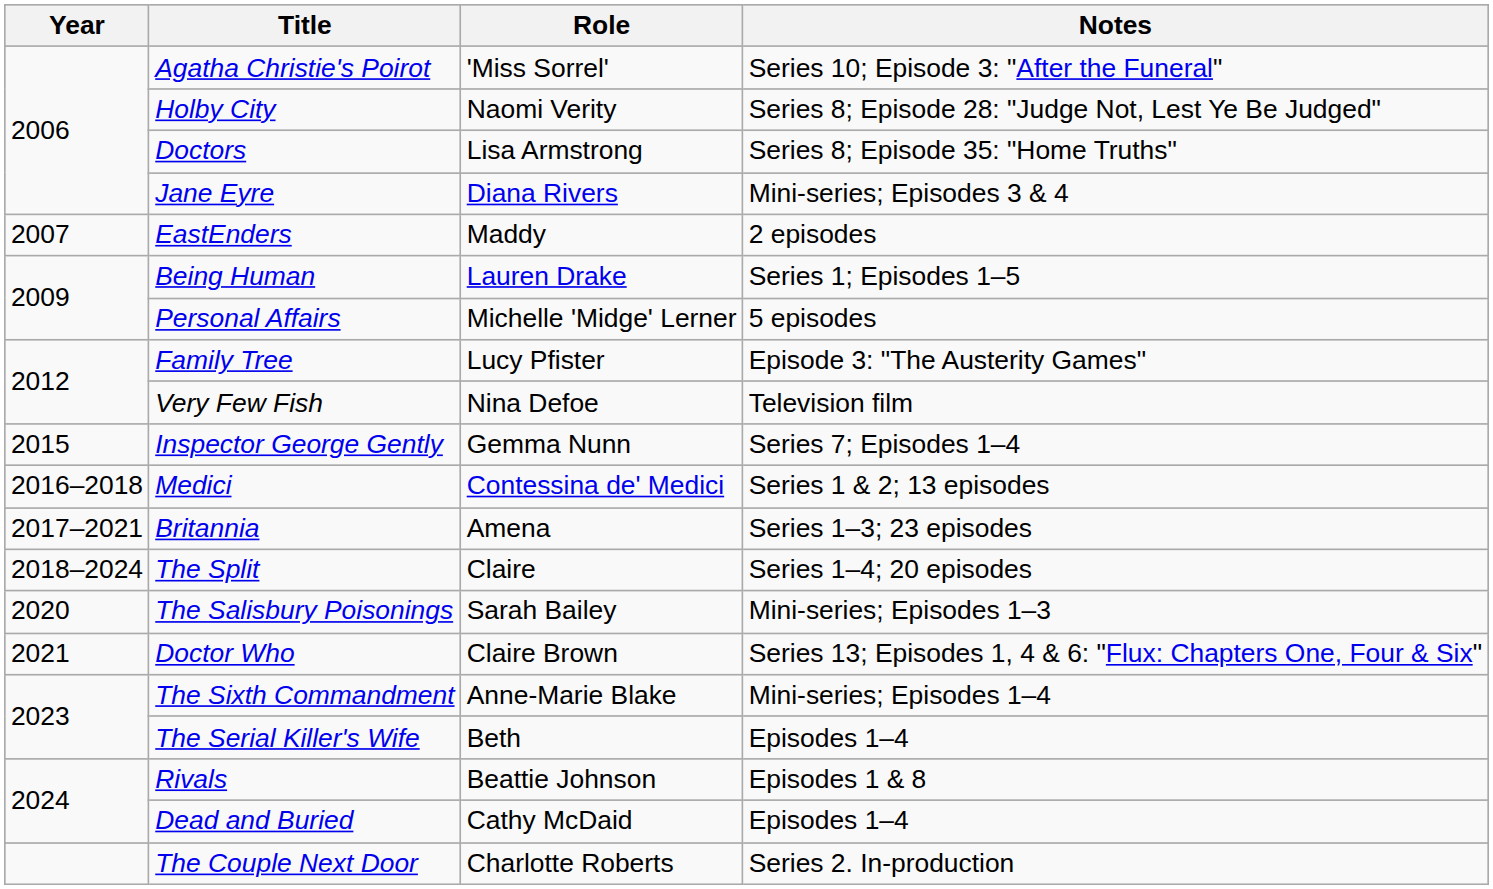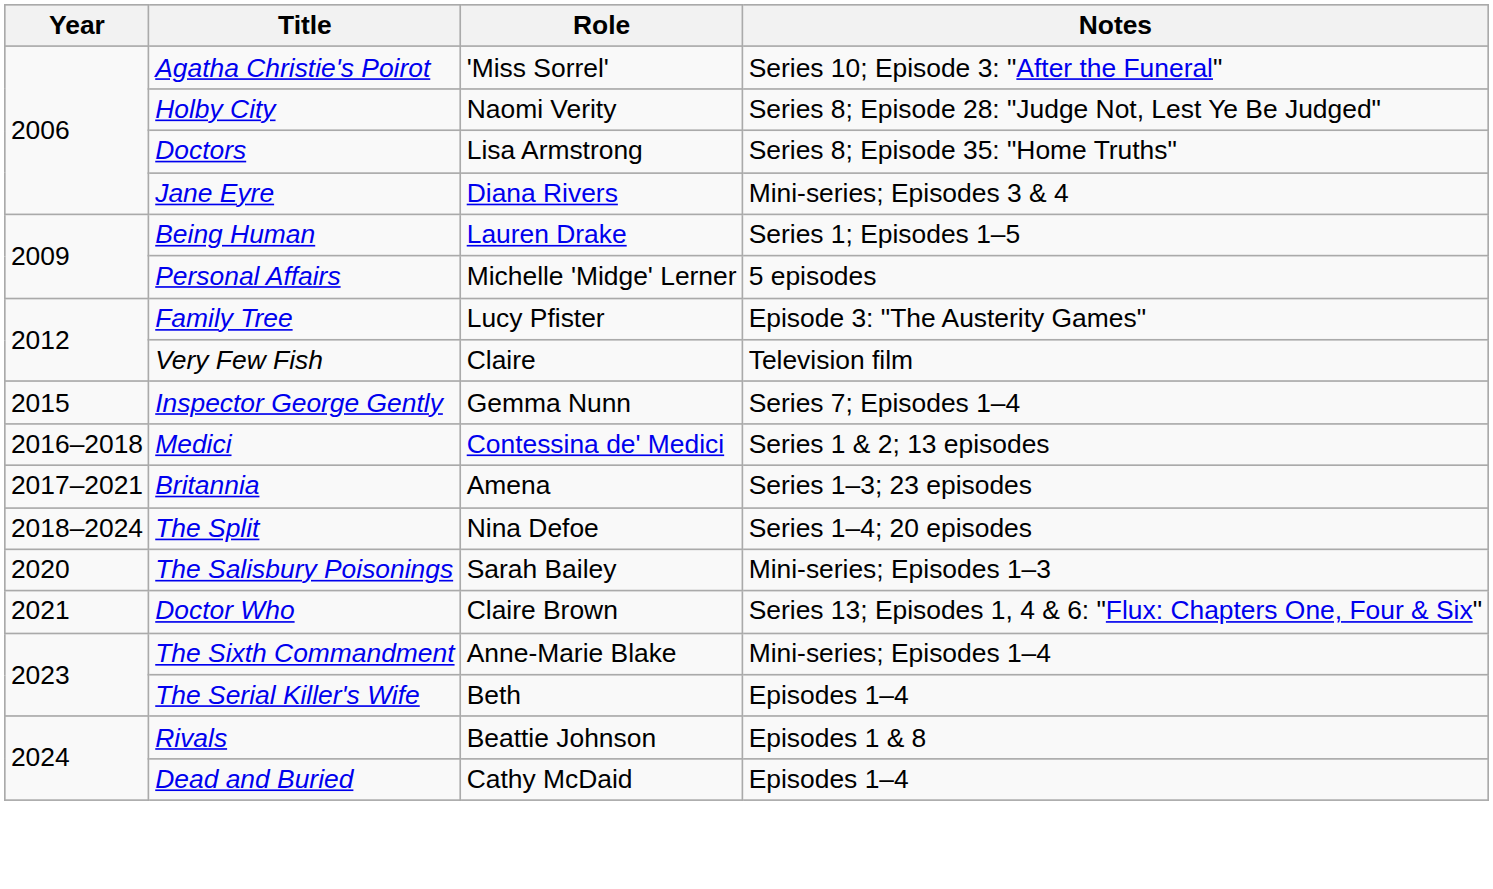- row: (223, 234)
(533, 402) Nina Defoe -> (501, 360) Claire
(501, 569) Claire -> (533, 527) Nina Defoe
- row: (287, 862)
